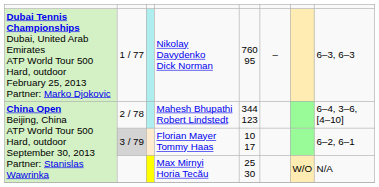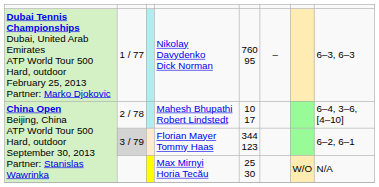(250, 114) 344 123 -> (250, 114) 10 17
(250, 142) 10 17 -> (250, 142) 344 123
